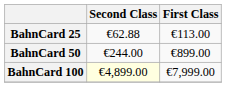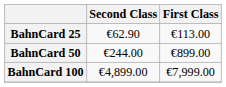(123, 33) €62.88 -> (123, 33) €62.90
(123, 72) lightyellow background -> (123, 72) no background
